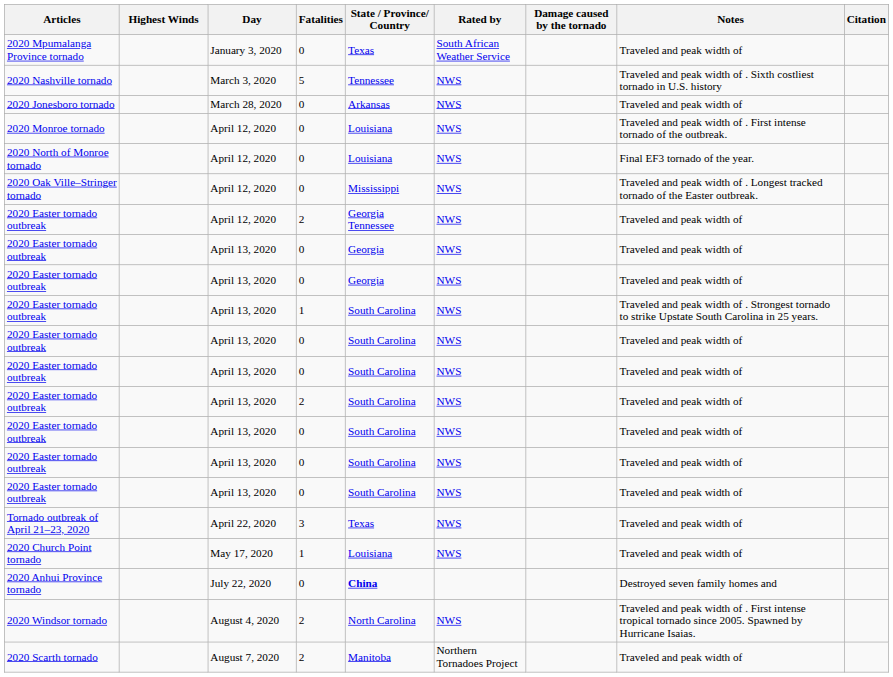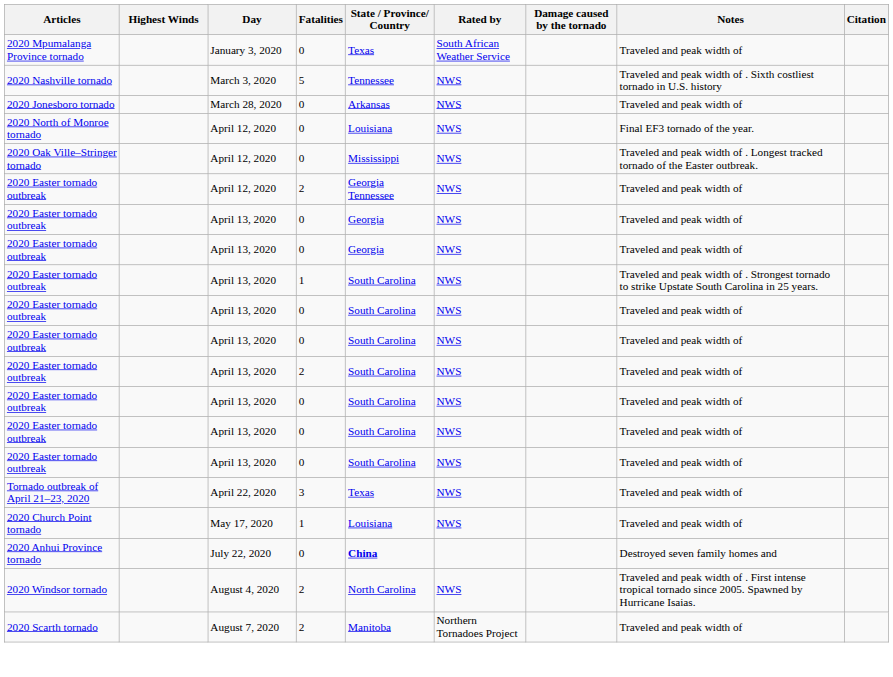- row: (56, 128)
